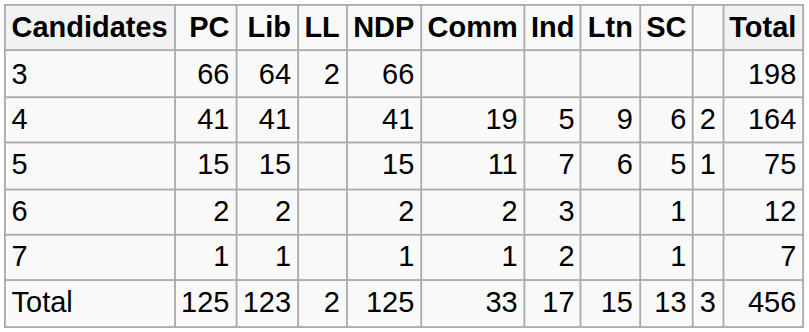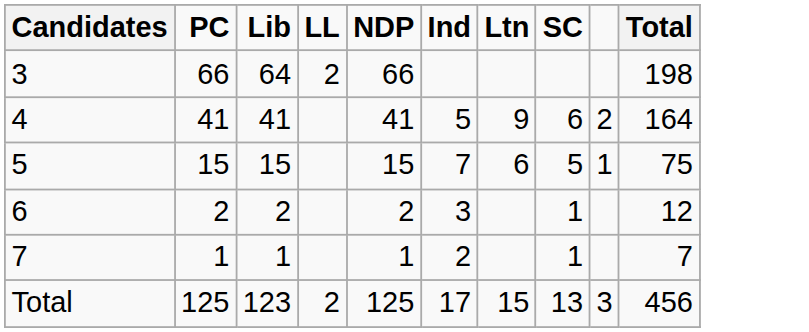- column: (473, 27)
